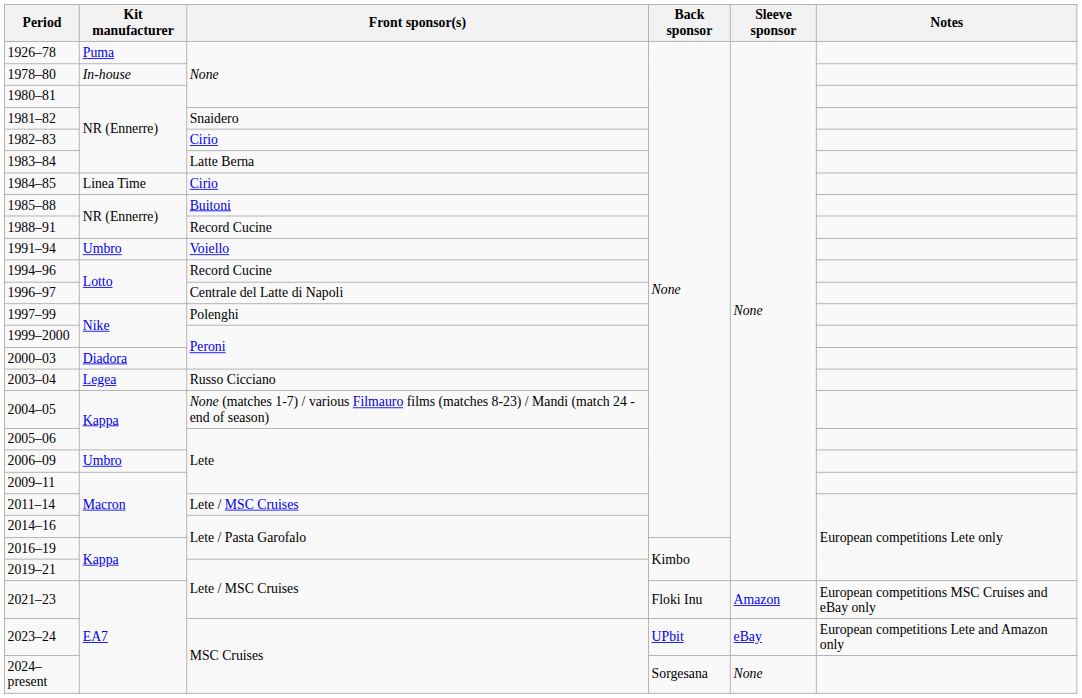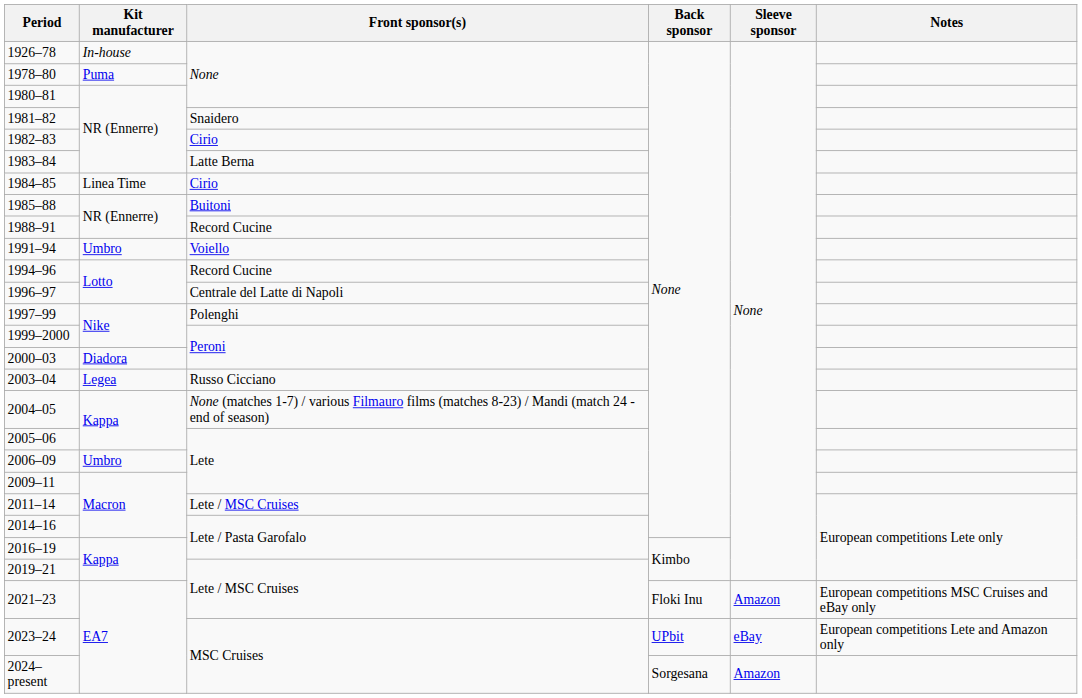(98, 52) Puma -> (107, 52) In-house
(107, 74) In-house -> (98, 74) Puma
(748, 674) None -> (757, 674) Amazon
